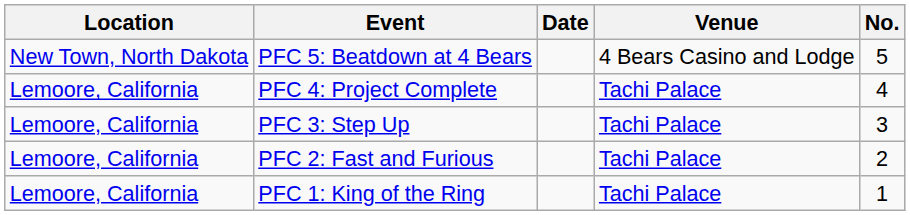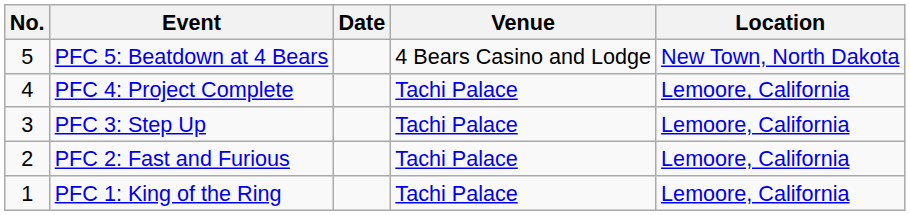columns swapped: (882, 22) <-> (129, 22)
